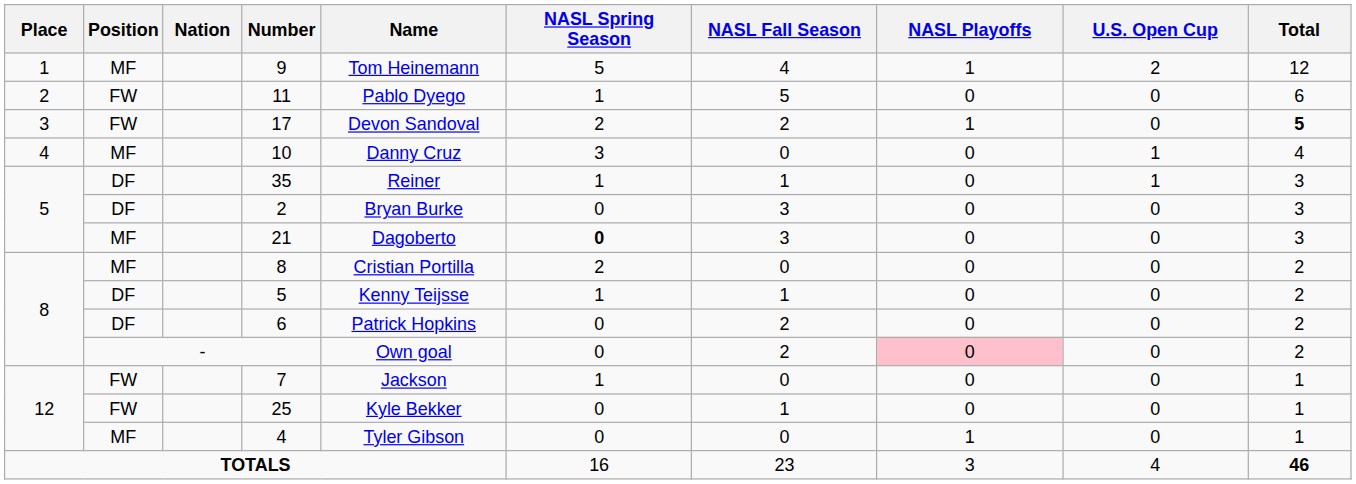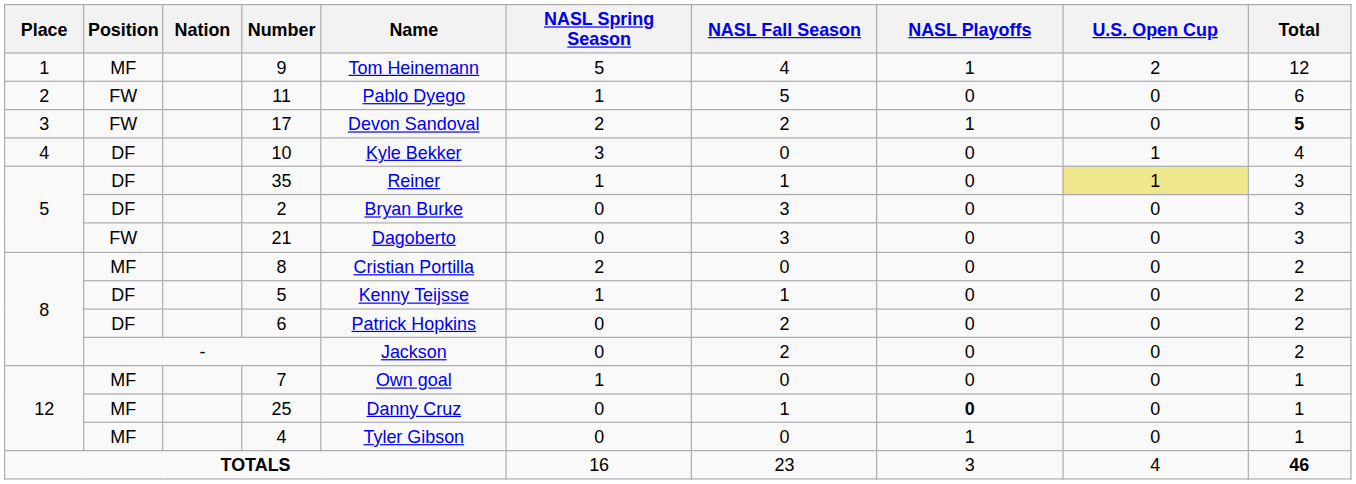(123, 153) MF -> (123, 153) DF
(414, 153) Danny Cruz -> (414, 153) Kyle Bekker
(1155, 181) no background -> (1155, 181) khaki background
(123, 238) MF -> (123, 238) FW
(599, 238) bold -> (599, 238) normal
(414, 351) Own goal -> (414, 351) Jackson
(970, 351) pink background -> (970, 351) no background
(123, 380) FW -> (123, 380) MF
(414, 380) Jackson -> (414, 380) Own goal
(123, 408) FW -> (123, 408) MF
(414, 408) Kyle Bekker -> (414, 408) Danny Cruz
(970, 408) normal -> (970, 408) bold
